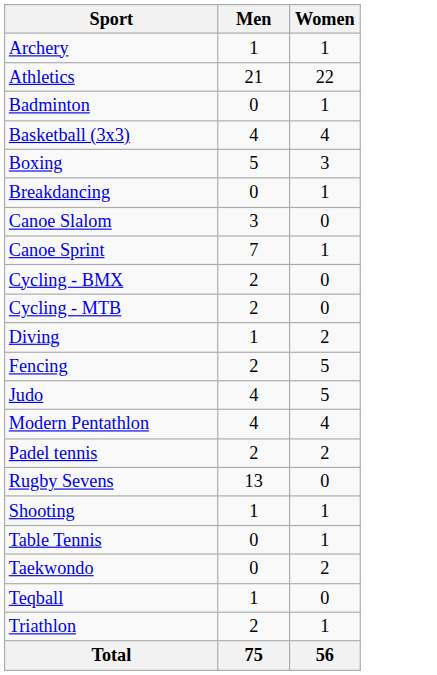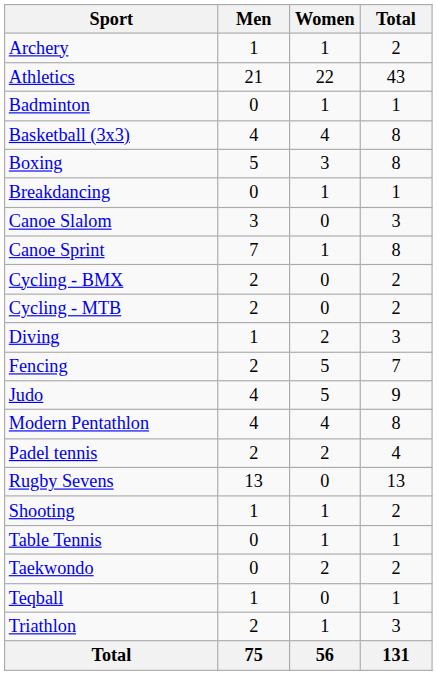+ column: (396, 18)
